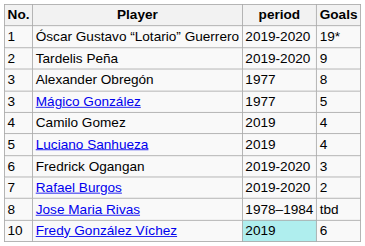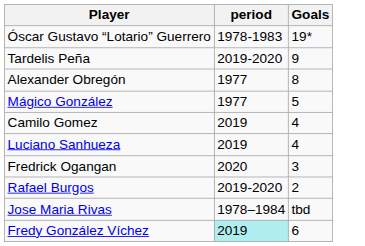- column: (19, 15)
(278, 36) 2019-2020 -> (250, 36) 1978-1983
(278, 166) 2019-2020 -> (232, 166) 2020
